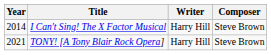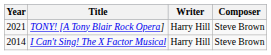rows swapped: (98, 27) <-> (97, 42)
